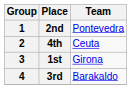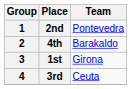(86, 44) Ceuta -> (95, 44) Barakaldo
(95, 76) Barakaldo -> (86, 76) Ceuta
